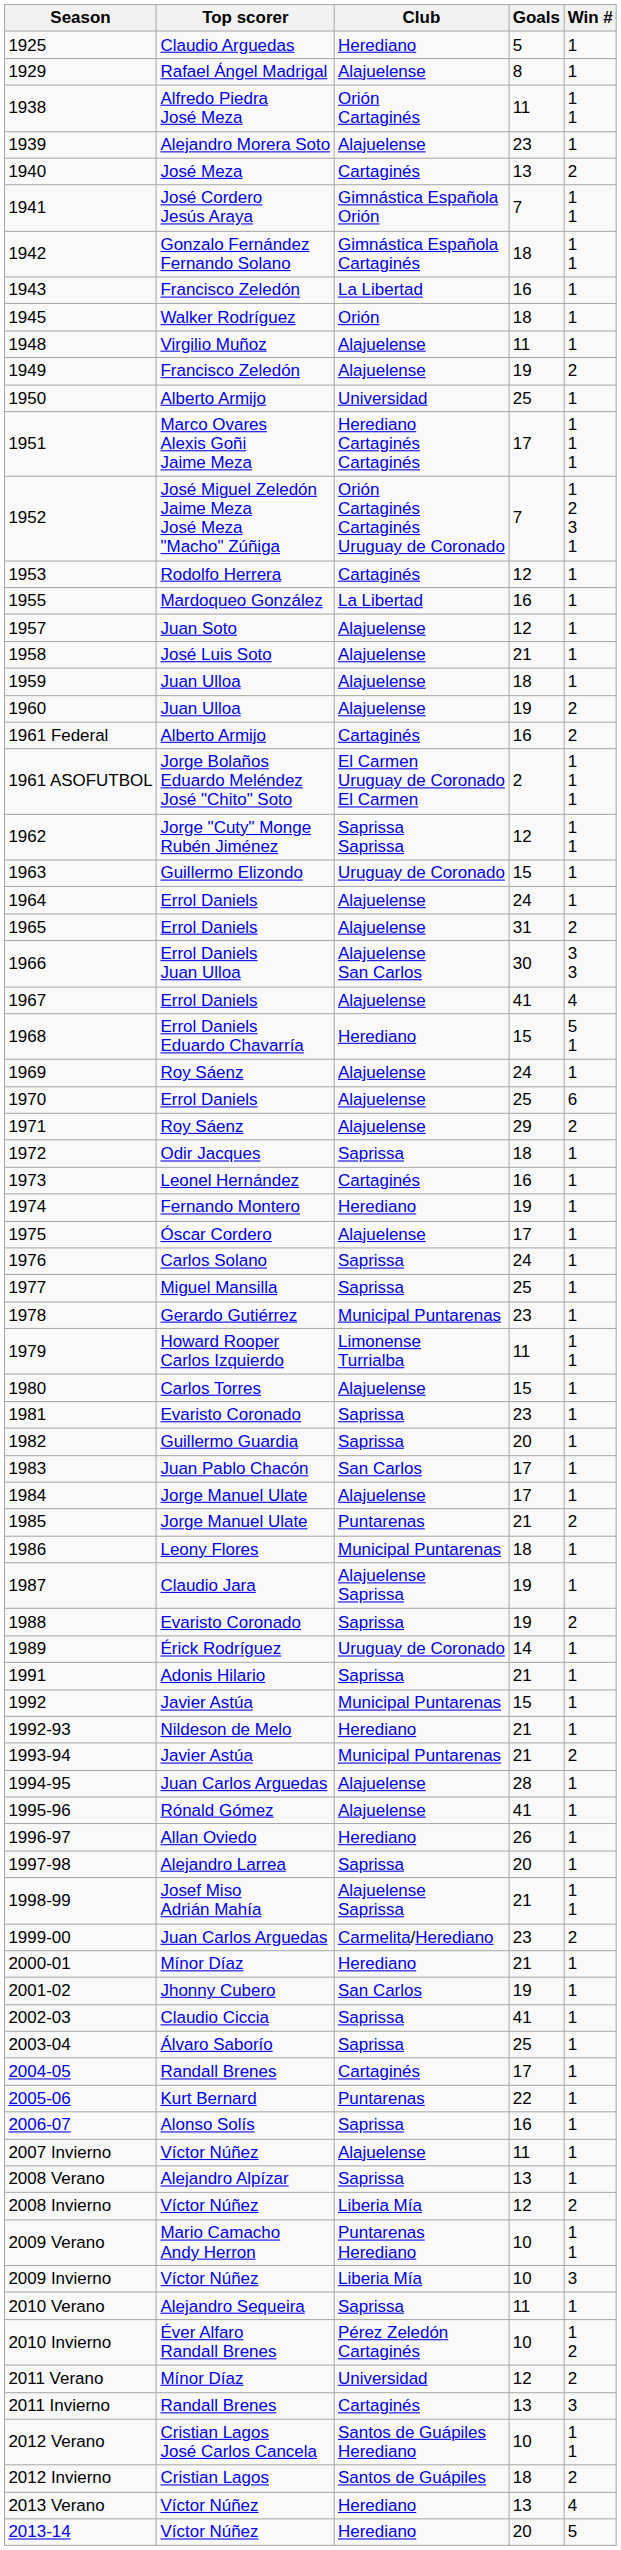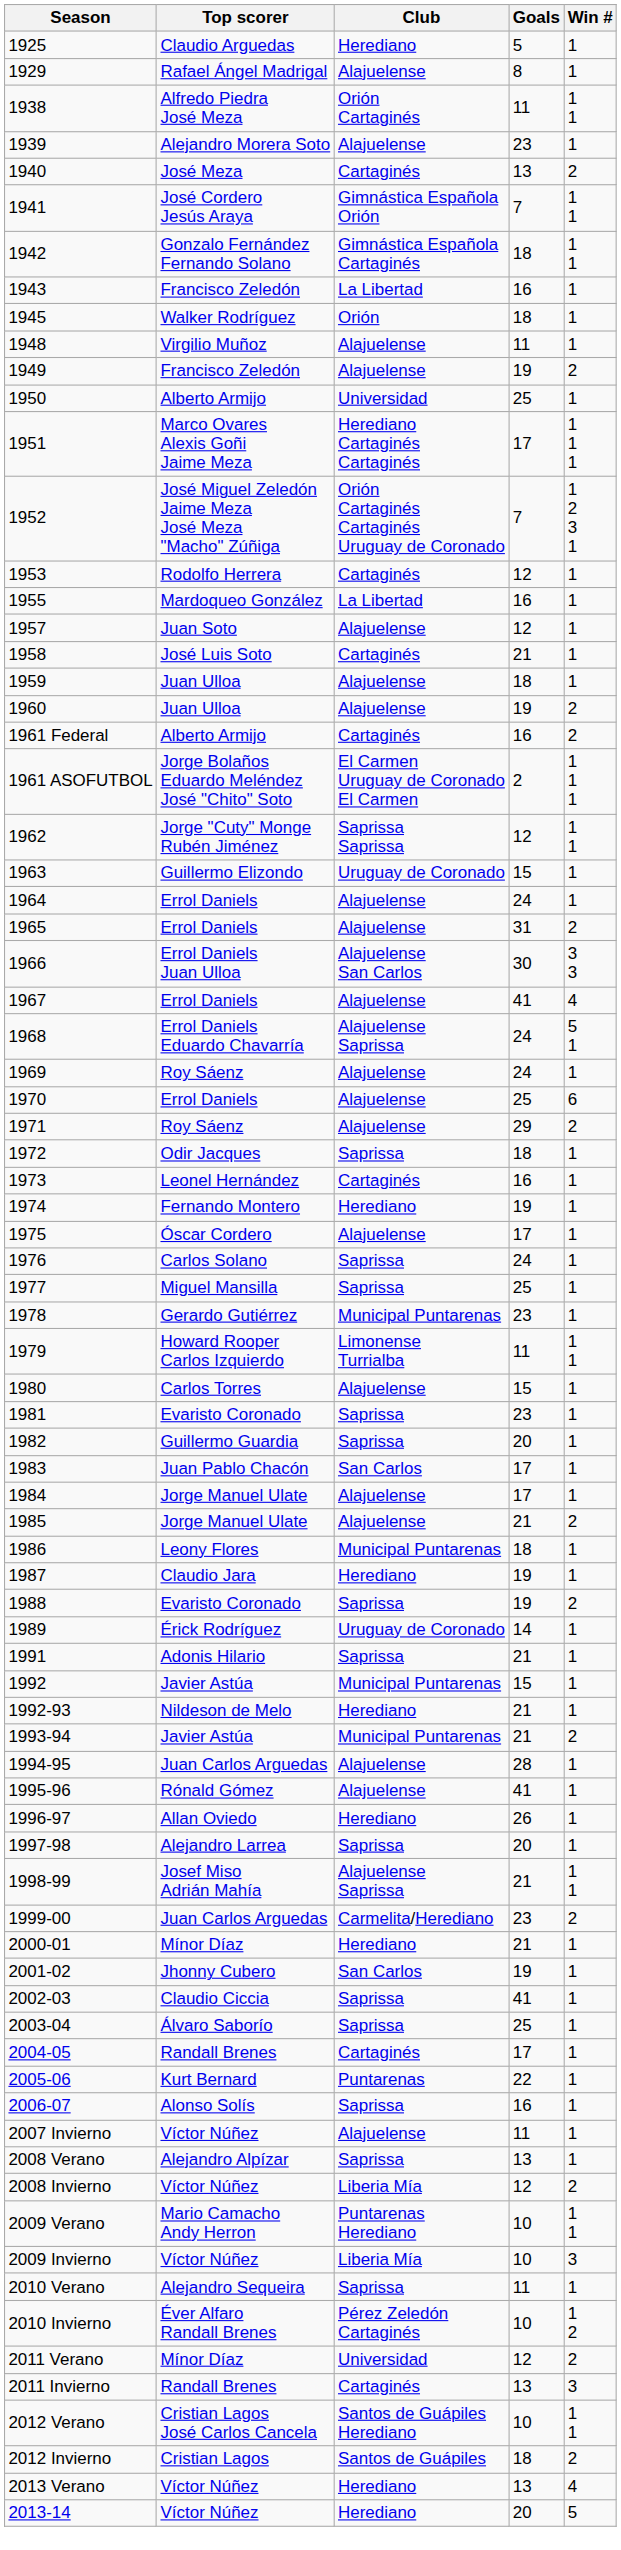(382, 654) Alajuelense -> (379, 654) Cartaginés
(377, 1036) Herediano -> (382, 1036) Alajuelense Saprissa
(522, 1036) 15 -> (522, 1036) 24
(381, 1522) Puntarenas -> (382, 1522) Alajuelense
(382, 1585) Alajuelense Saprissa -> (377, 1576) Herediano
